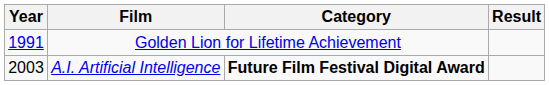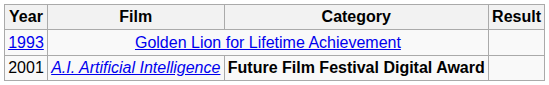(26, 42) 1991 -> (26, 42) 1993
(26, 67) 2003 -> (26, 67) 2001
